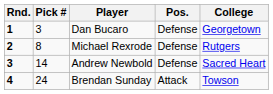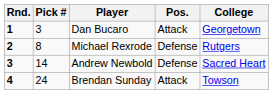(177, 30) Defense -> (172, 30) Attack
